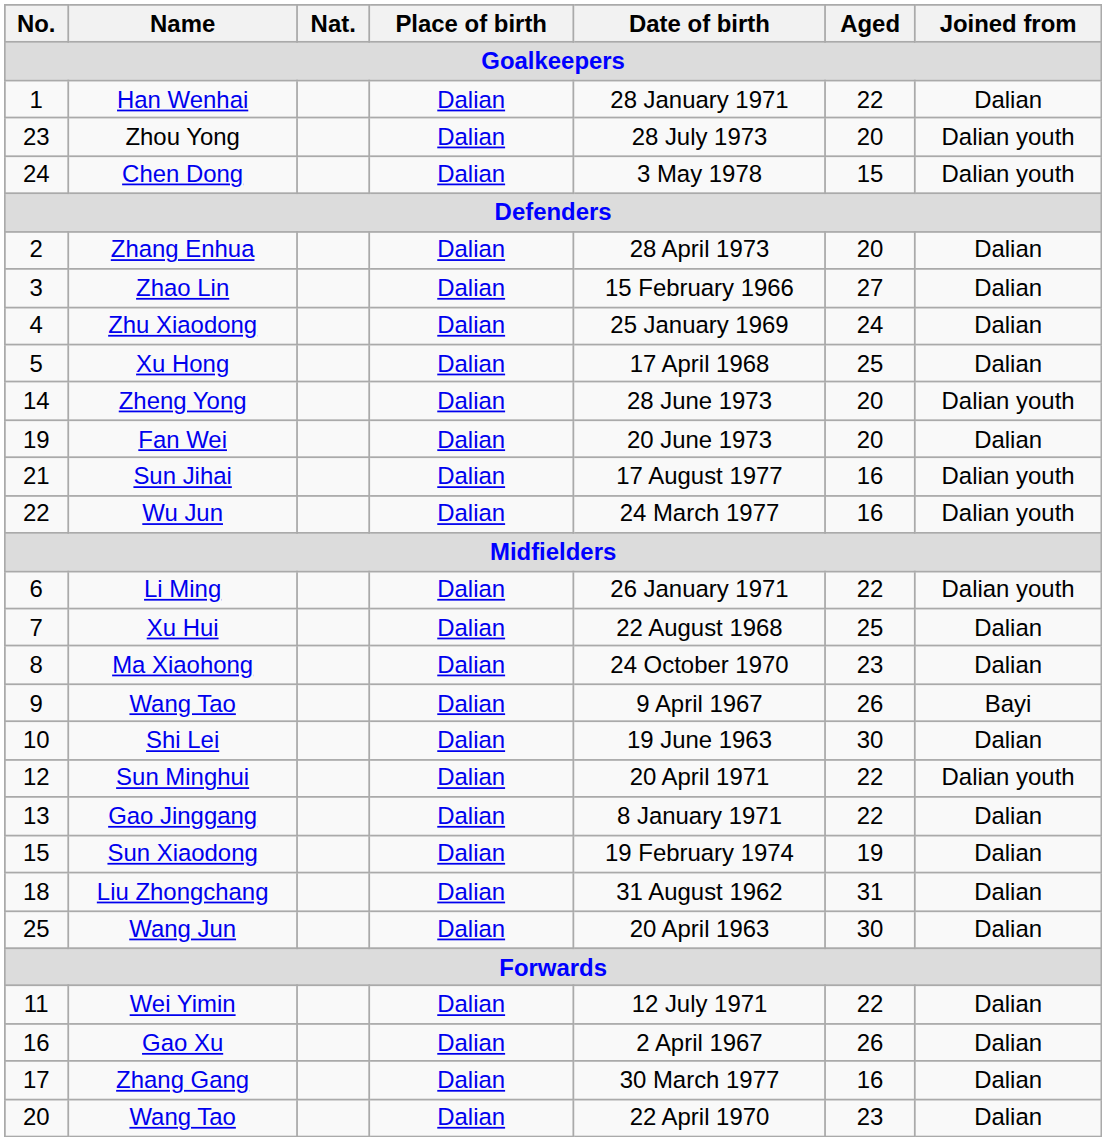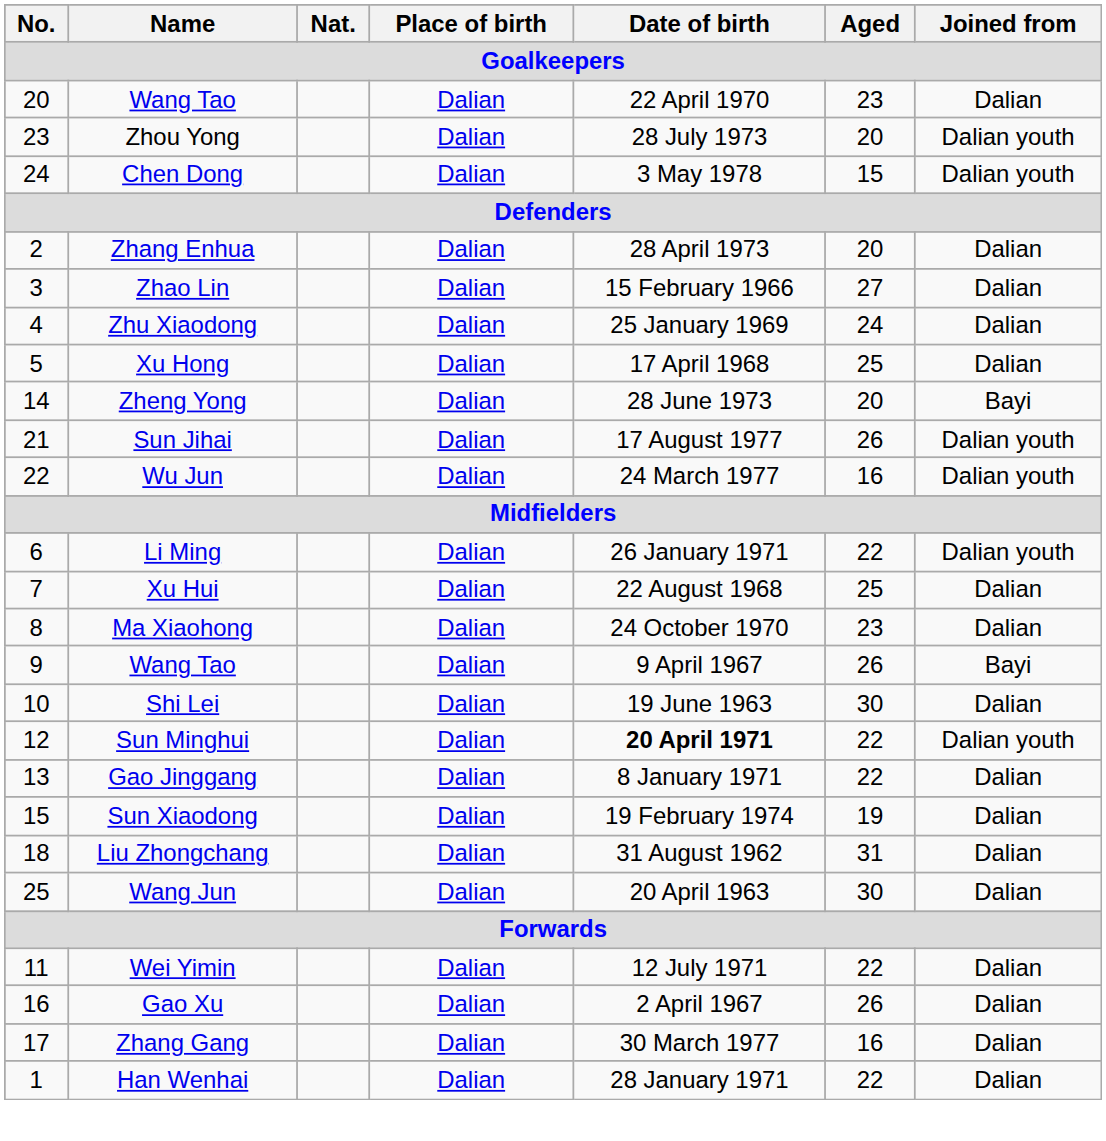rows swapped: (36, 99) <-> (36, 1118)
(1008, 401) Dalian youth -> (1008, 401) Bayi
- row: (36, 438)
(870, 476) 16 -> (870, 438) 26
(699, 778) normal -> (699, 740) bold
